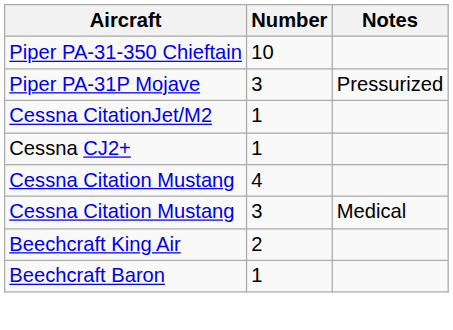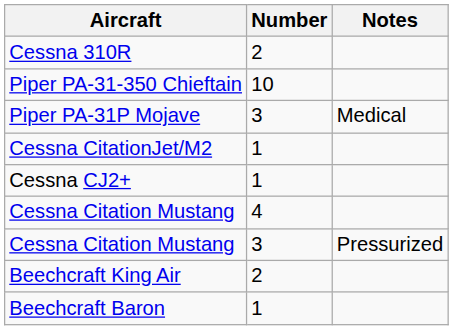+ row: (70, 52)
(390, 84) Pressurized -> (371, 116) Medical
(371, 212) Medical -> (390, 244) Pressurized
